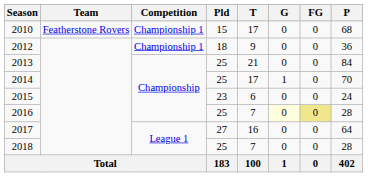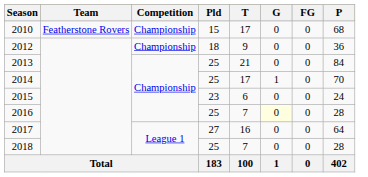(169, 29) Championship 1 -> (165, 29) Championship
(169, 46) Championship 1 -> (165, 46) Championship
(316, 113) khaki background -> (308, 113) no background
